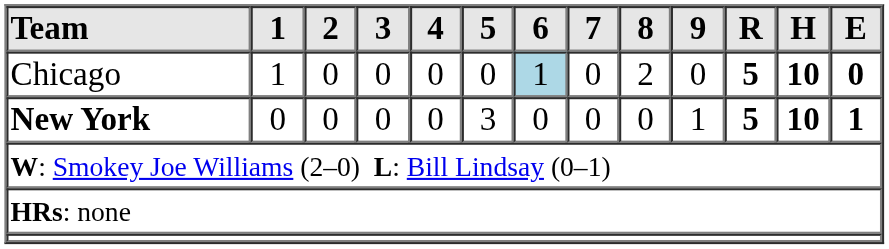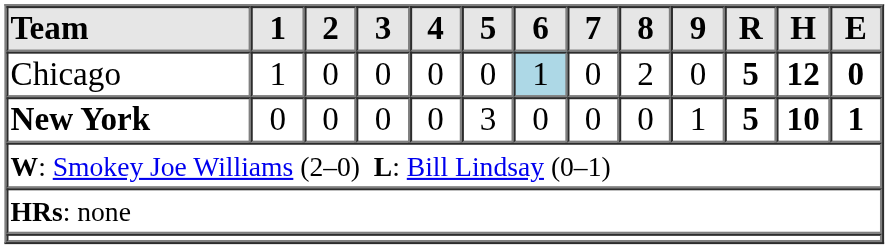(803, 73) 10 -> (803, 73) 12
